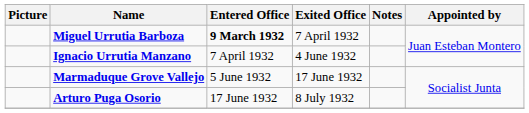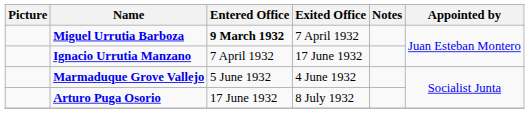(326, 56) 4 June 1932 -> (329, 56) 17 June 1932
(329, 77) 17 June 1932 -> (326, 77) 4 June 1932
